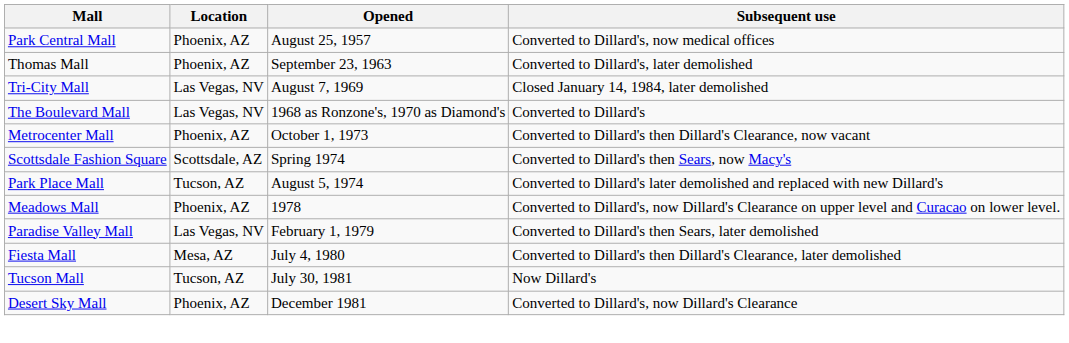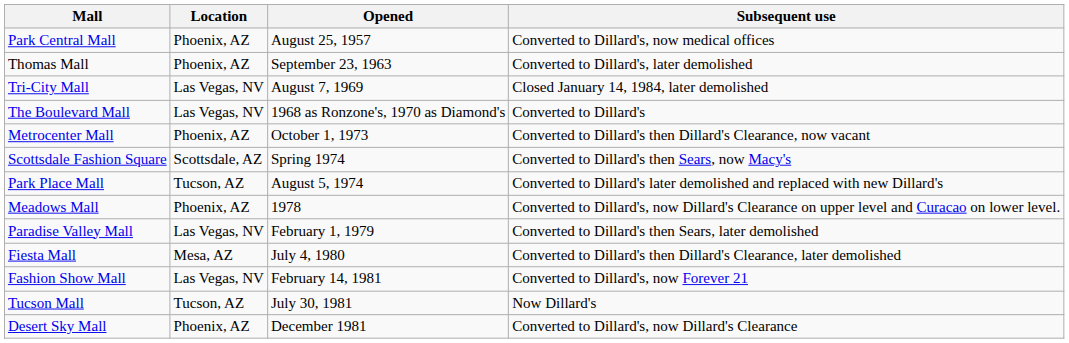+ row: (67, 278)
